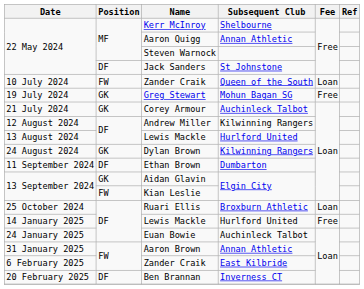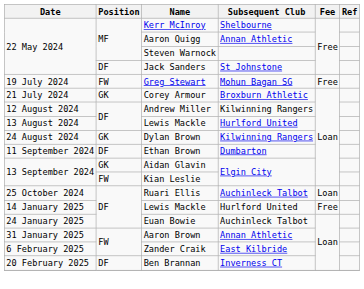- row: (37, 81)
(103, 95) GK -> (103, 81) FW
(264, 109) Auchinleck Talbot -> (264, 95) Broxburn Athletic
(264, 207) Broxburn Athletic -> (264, 193) Auchinleck Talbot
